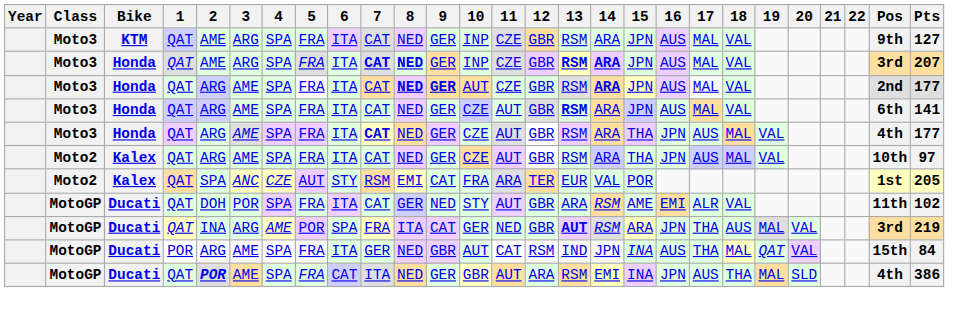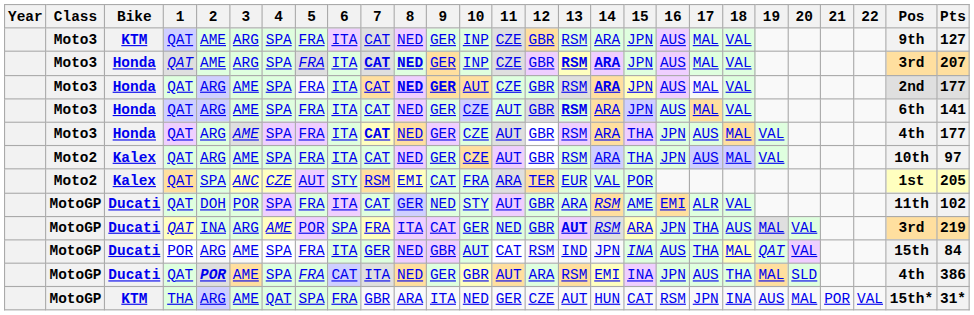+ row: (134, 299)
